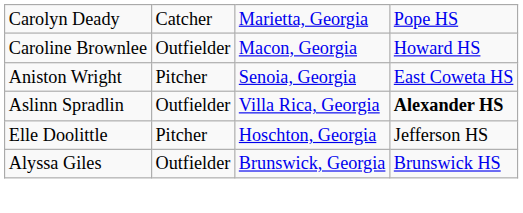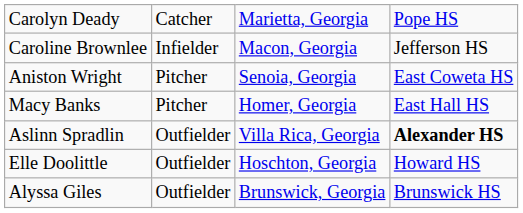(193, 47) Outfielder -> (187, 47) Infielder
(437, 47) Howard HS -> (441, 47) Jefferson HS
+ row: (55, 105)
(181, 134) Pitcher -> (193, 163) Outfielder
(441, 134) Jefferson HS -> (437, 163) Howard HS
